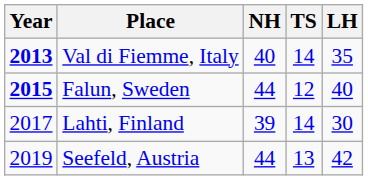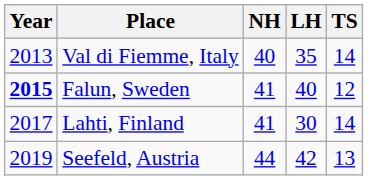columns swapped: (342, 21) <-> (304, 21)
(31, 55) bold -> (31, 55) normal
(265, 89) 44 -> (265, 89) 41
(265, 123) 39 -> (265, 123) 41
